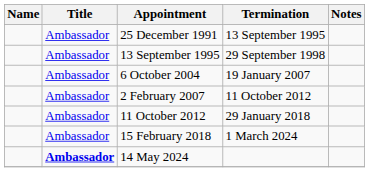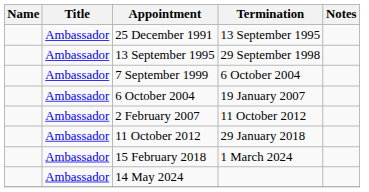+ row: (162, 75)
(80, 156) bold -> (77, 177) normal
